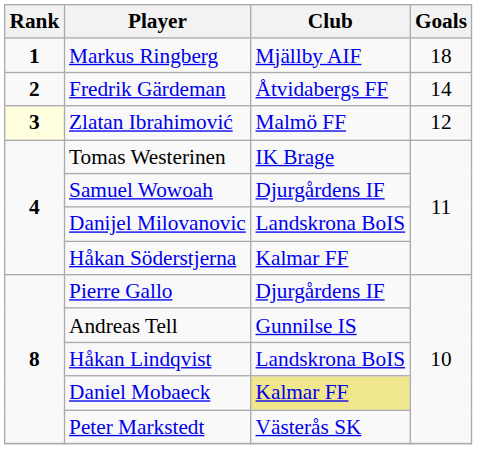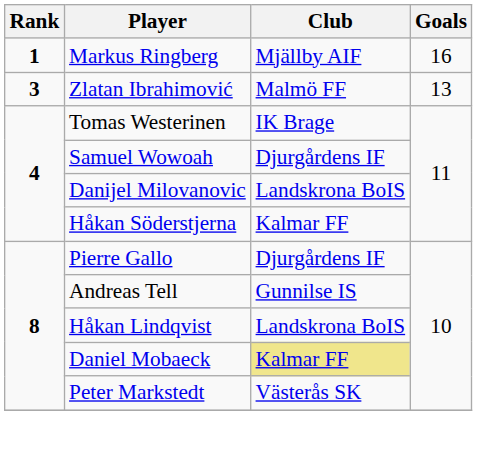(441, 55) 18 -> (441, 55) 16
- row: (147, 88)
(34, 122) lightyellow background -> (34, 88) no background
(441, 122) 12 -> (441, 88) 13
